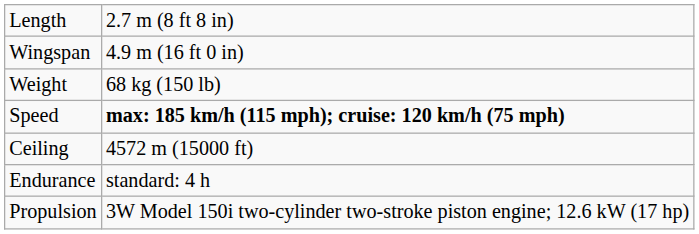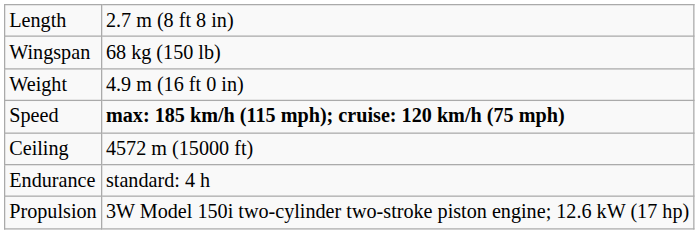(175, 52) 4.9 m (16 ft 0 in) -> (163, 52) 68 kg (150 lb)
(163, 84) 68 kg (150 lb) -> (175, 84) 4.9 m (16 ft 0 in)
